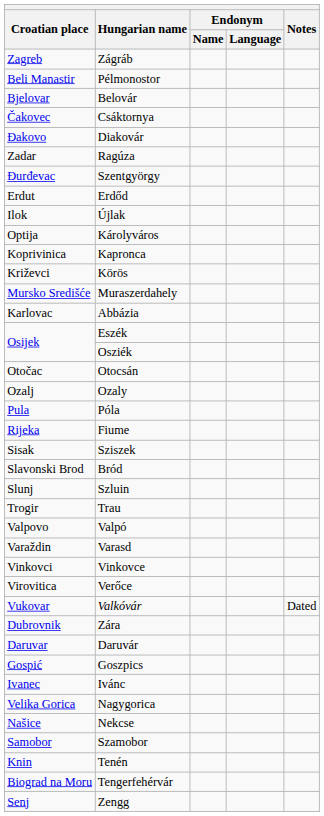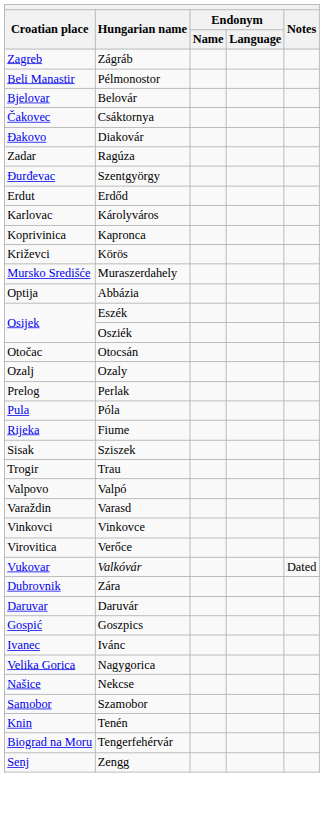- row: (111, 215)
(23, 234) Optija -> (30, 215) Karlovac
(30, 313) Karlovac -> (23, 293) Optija
+ row: (113, 391)
- row: (110, 469)
- row: (114, 488)
